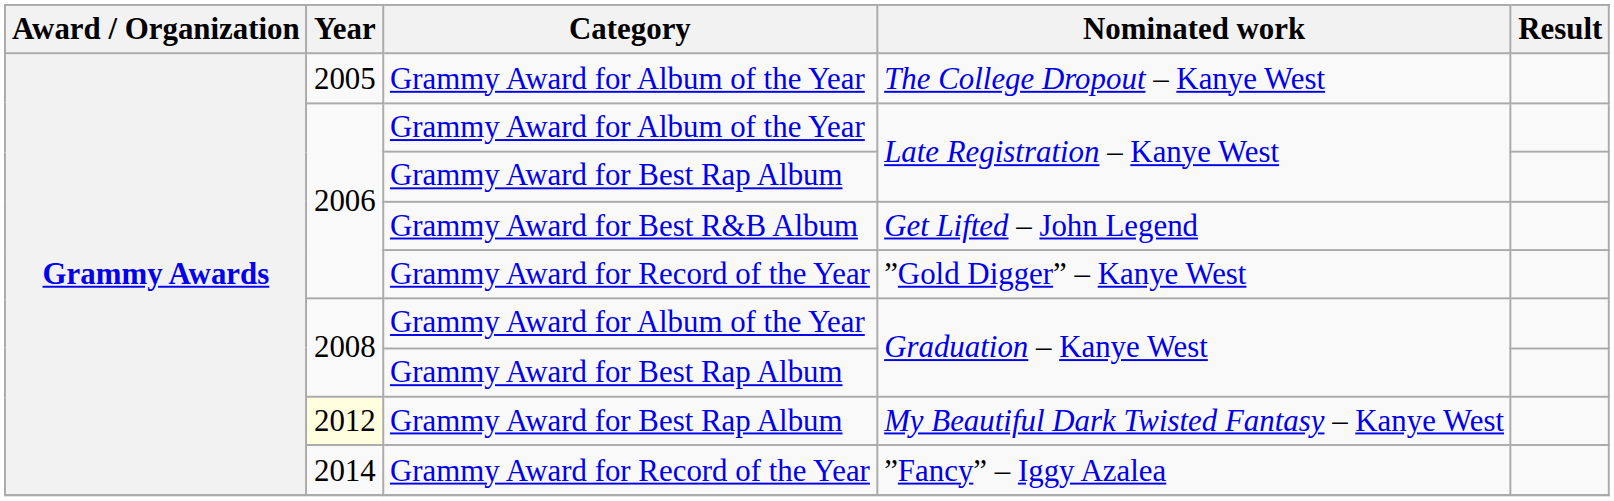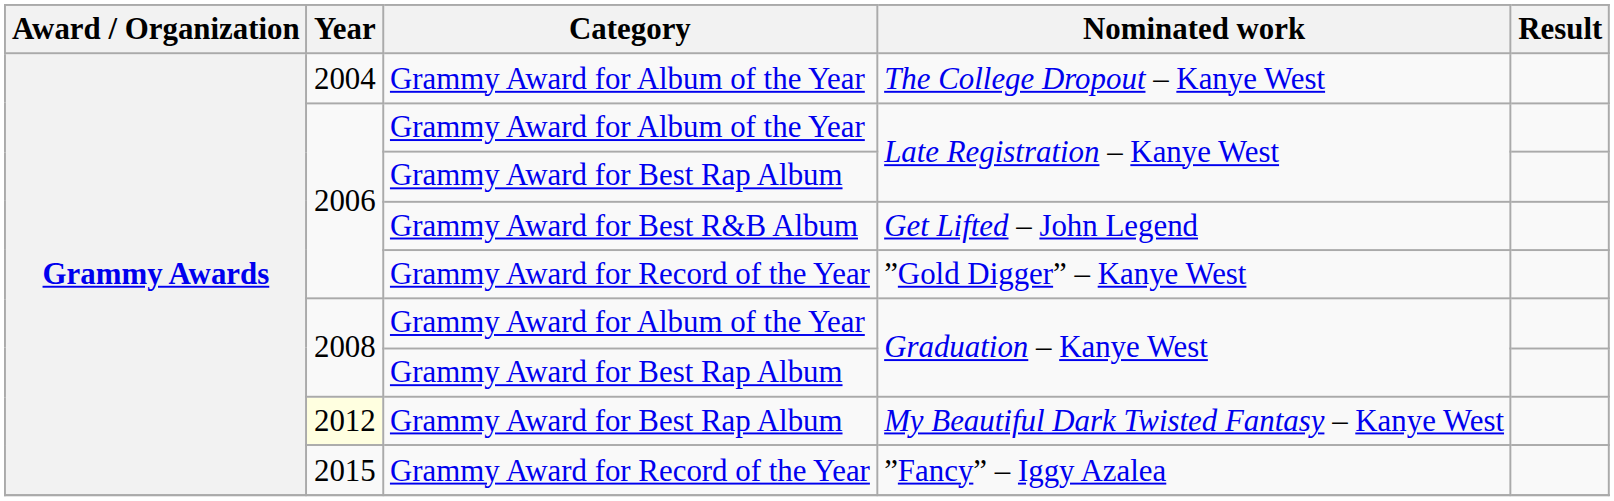(345, 77) 2005 -> (345, 77) 2004
(345, 469) 2014 -> (345, 469) 2015
